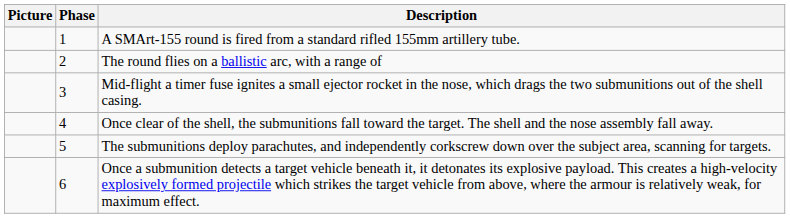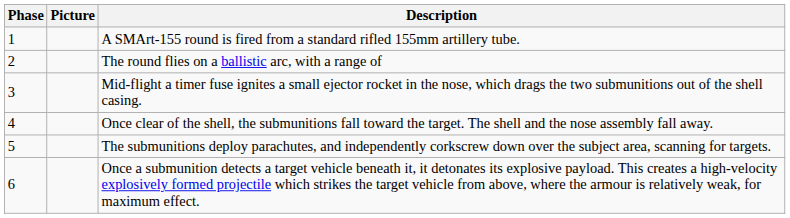columns swapped: (77, 15) <-> (30, 15)
